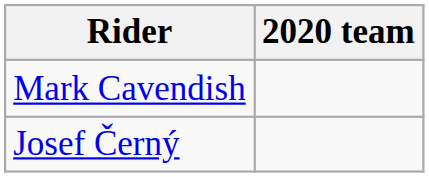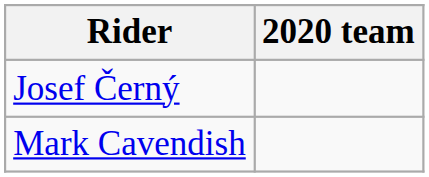rows swapped: (129, 87) <-> (96, 143)
